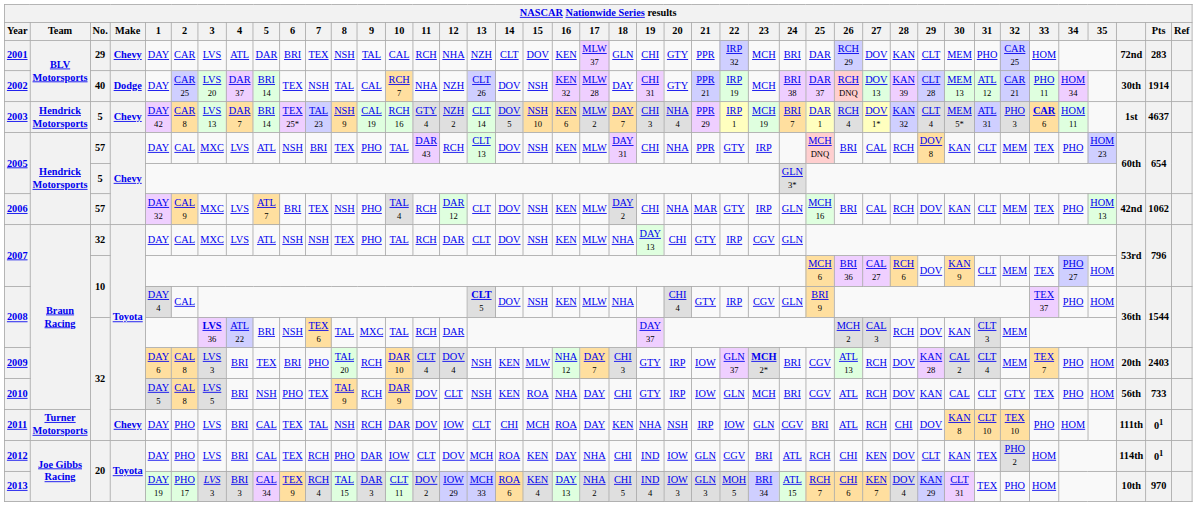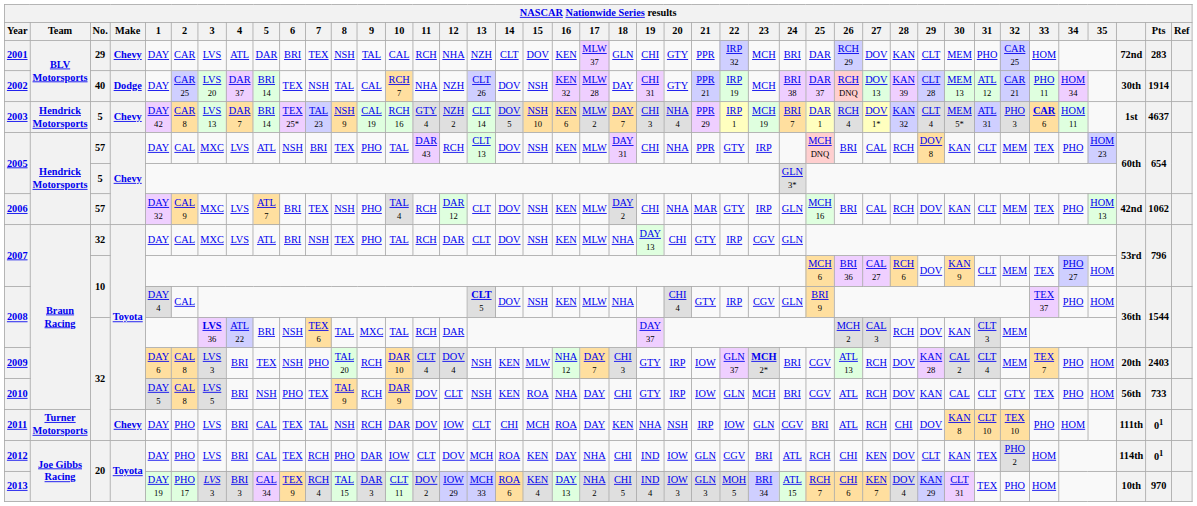(293, 240) NSH -> (293, 240) BRI
(293, 363) BRI -> (293, 363) NSH
